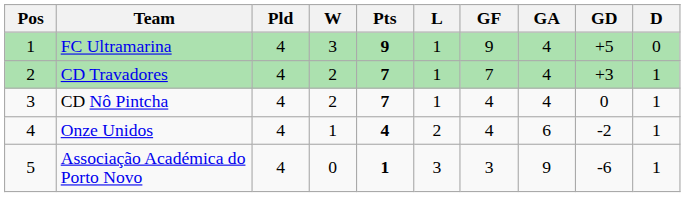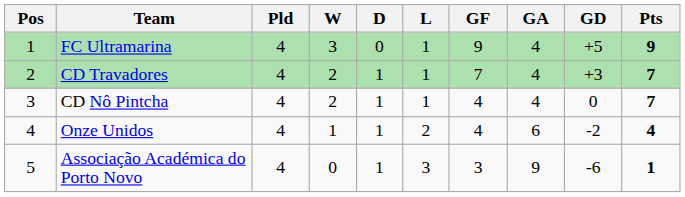columns swapped: (656, 18) <-> (385, 18)
